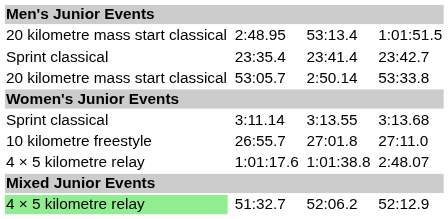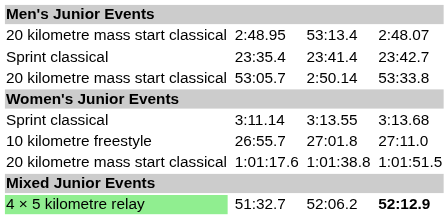(410, 35) 1:01:51.5 -> (404, 35) 2:48.07
(75, 162) 4 × 5 kilometre relay -> (116, 162) 20 kilometre mass start classical
(404, 162) 2:48.07 -> (410, 162) 1:01:51.5
(404, 204) normal -> (404, 204) bold
